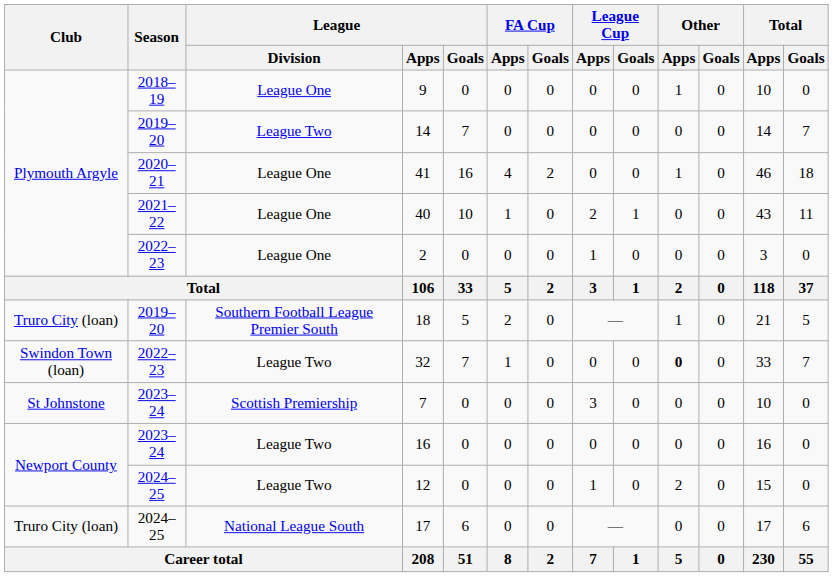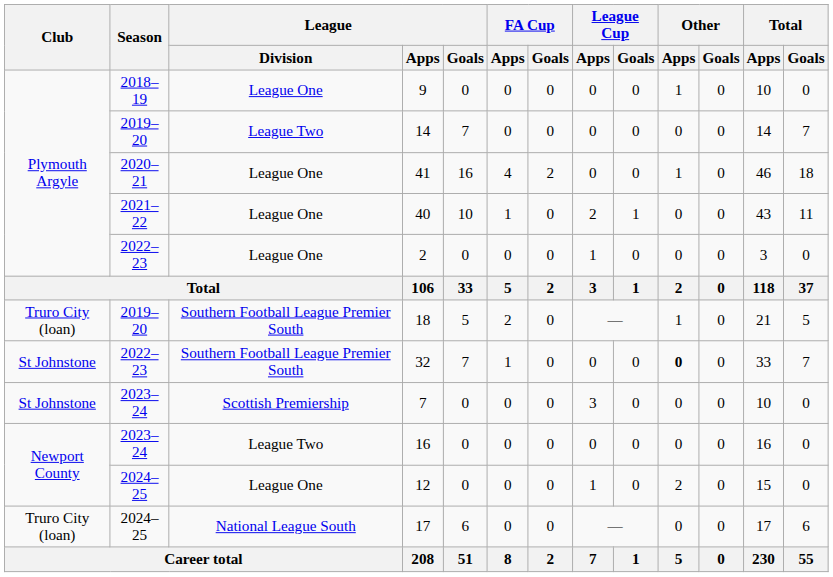(66, 361) Swindon Town (loan) -> (57, 361) St Johnstone
(294, 361) League Two -> (286, 361) Southern Football League Premier South
(294, 485) League Two -> (286, 485) League One
